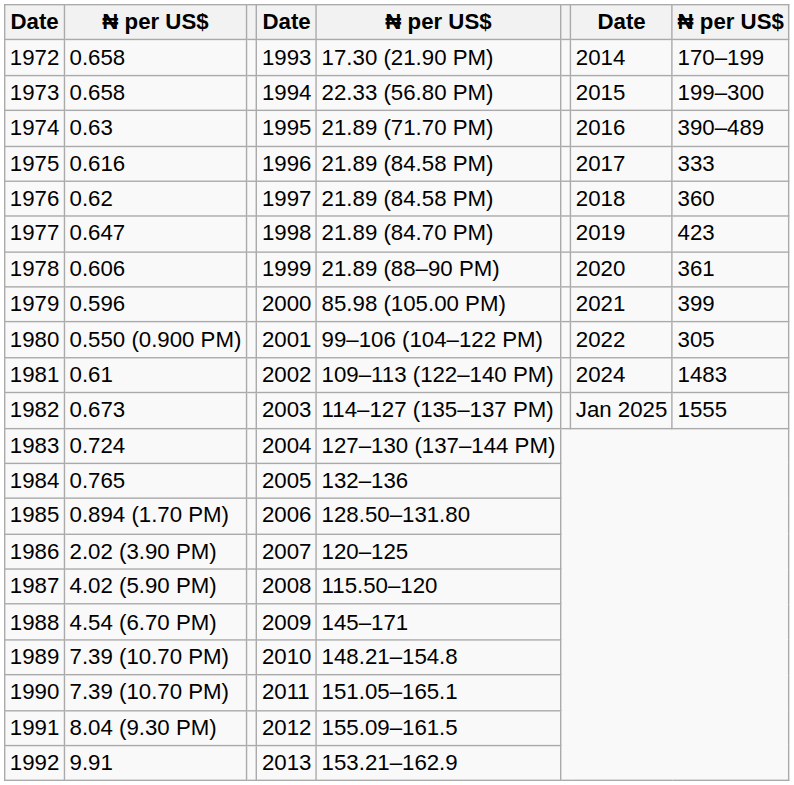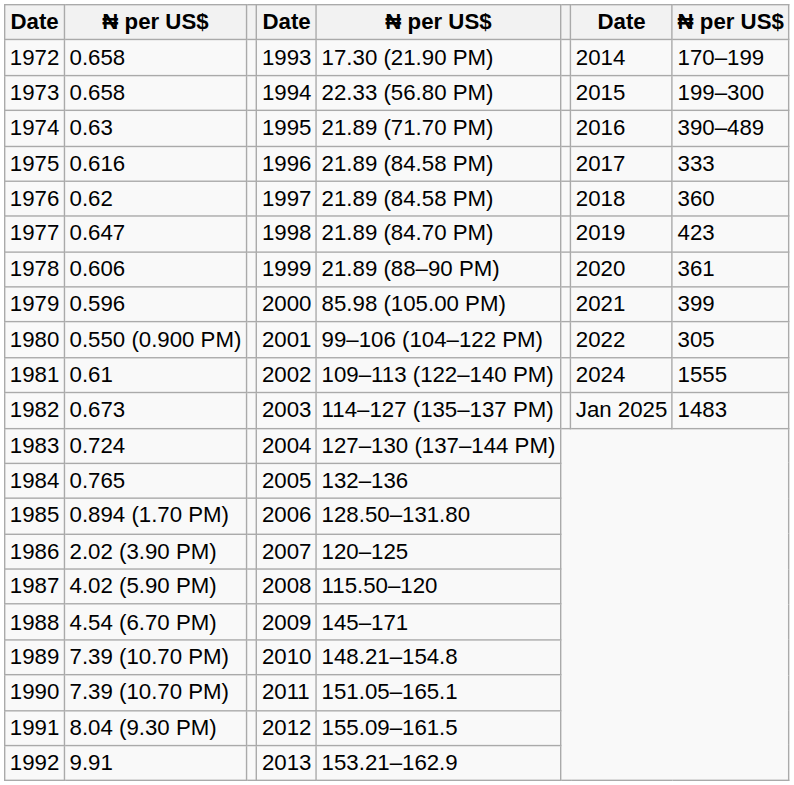(702, 374) 1483 -> (702, 374) 1555
(702, 410) 1555 -> (702, 410) 1483
